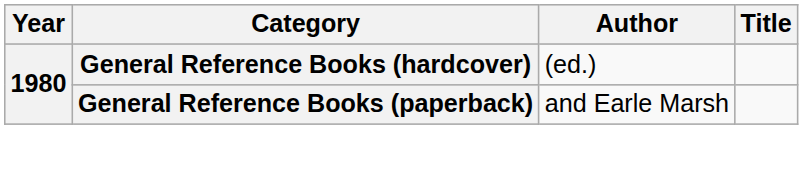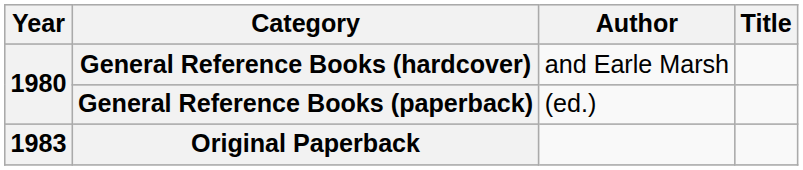(571, 64) (ed.) -> (637, 64) and Earle Marsh
(637, 104) and Earle Marsh -> (571, 104) (ed.)
+ row: (306, 143)
